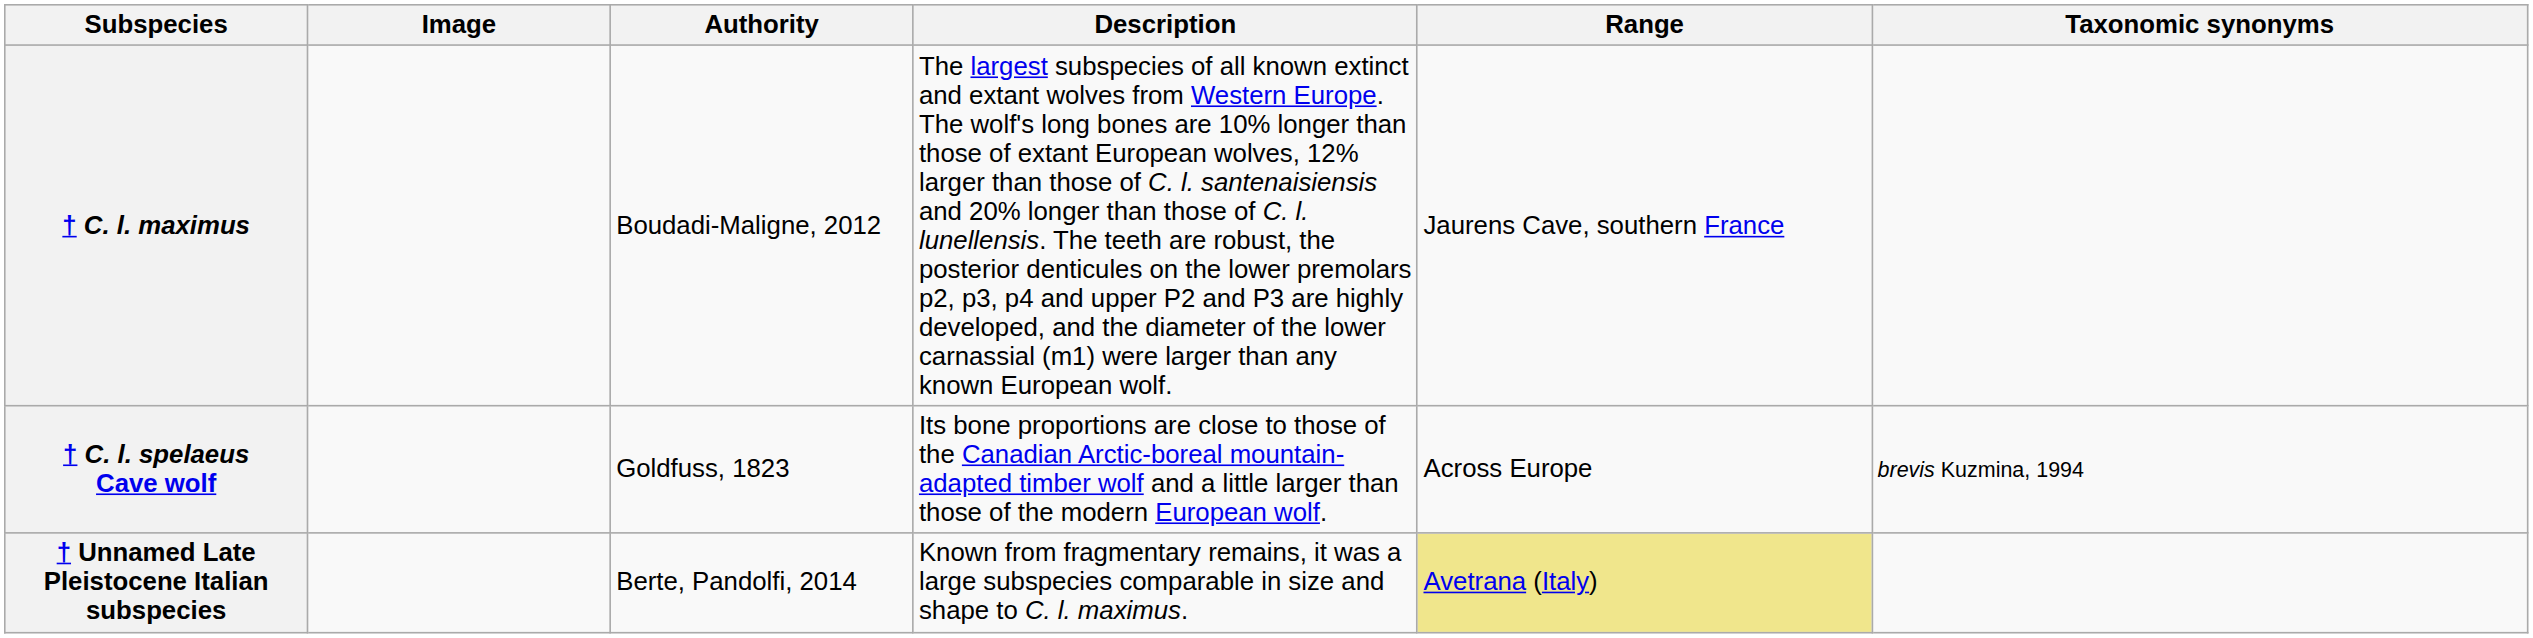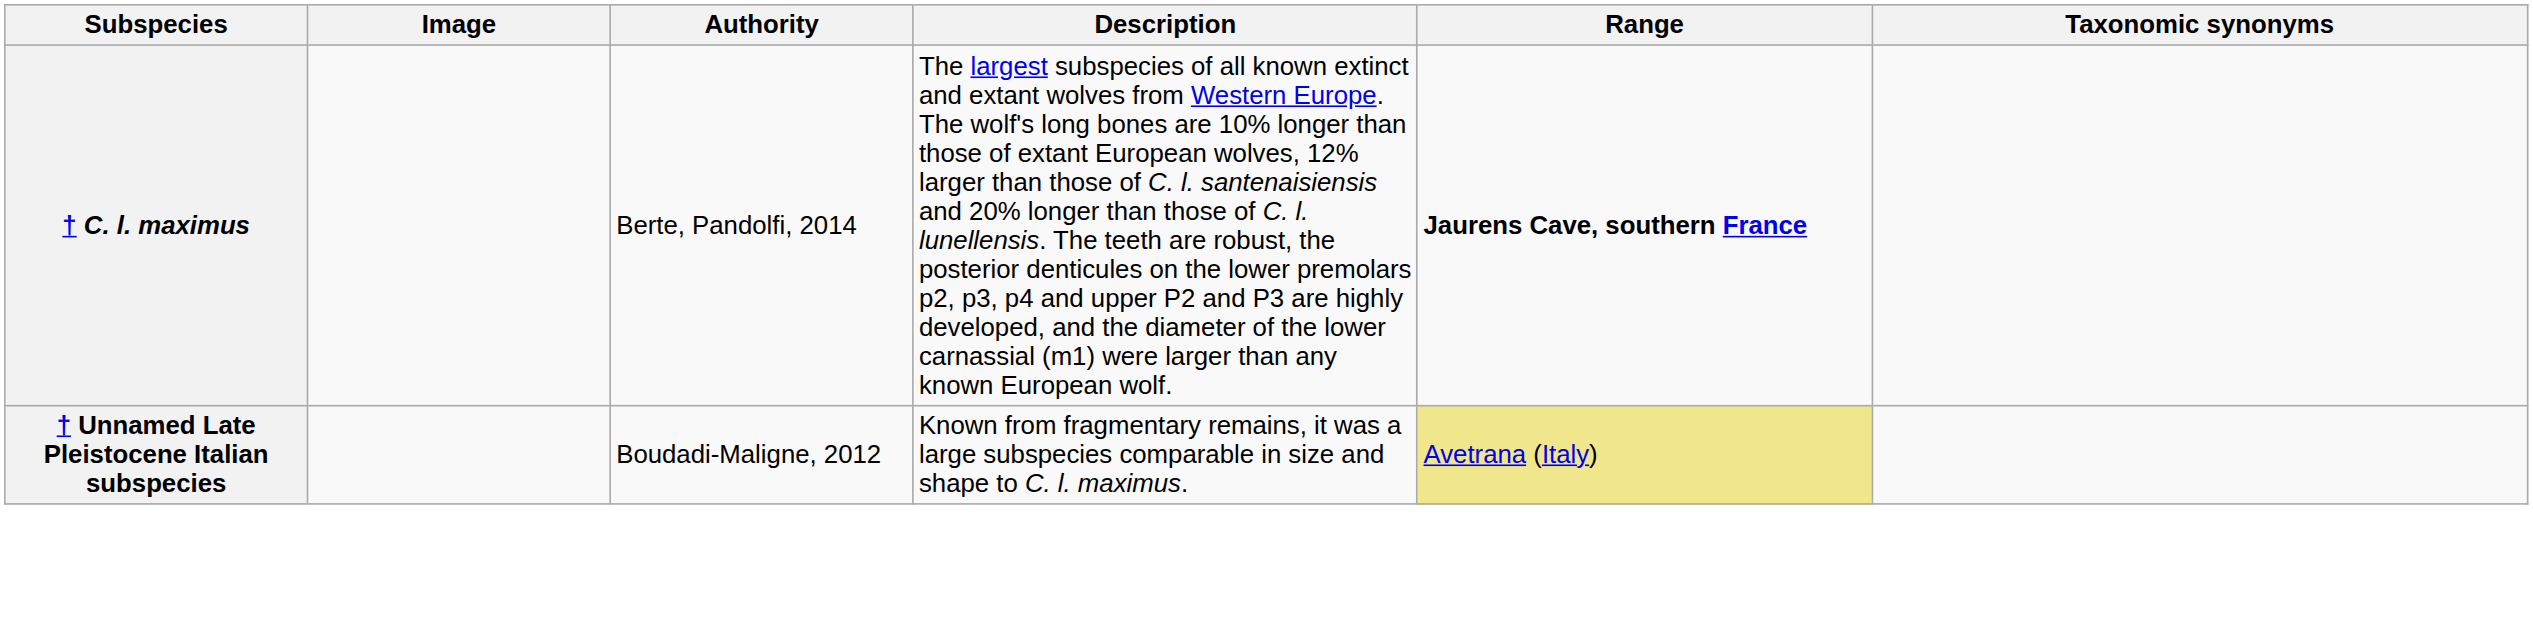(749, 225) Boudadi-Maligne, 2012 -> (736, 225) Berte, Pandolfi, 2014
(1604, 225) normal -> (1615, 225) bold
- row: (156, 468)
(736, 582) Berte, Pandolfi, 2014 -> (749, 454) Boudadi-Maligne, 2012
